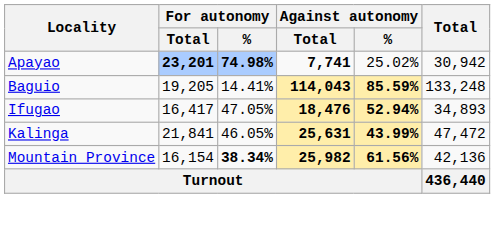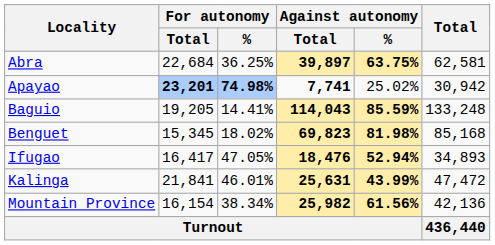+ row: (25, 63)
+ row: (38, 134)
(247, 134) 46.05% -> (247, 181) 46.01%
(247, 157) bold -> (247, 204) normal
